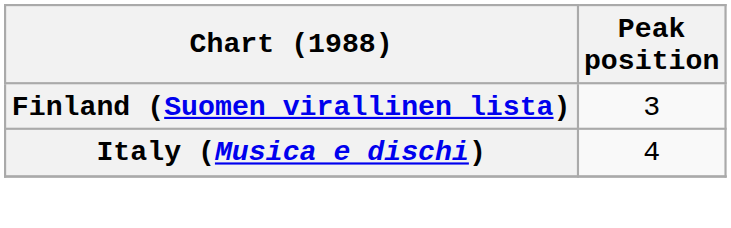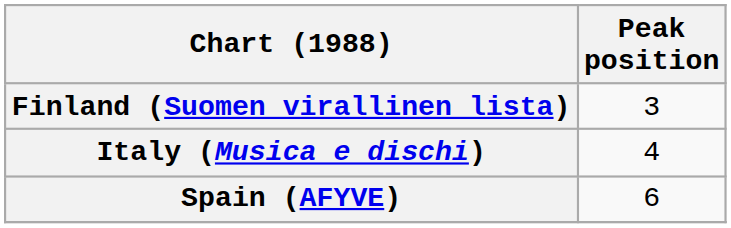+ row: (291, 199)
